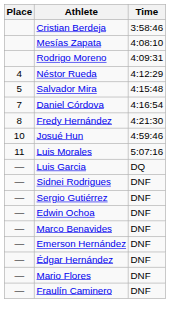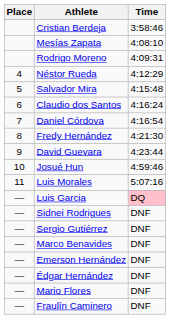+ row: (79, 105)
+ row: (69, 151)
(138, 167) no background -> (138, 197) pink background
- row: (66, 213)
